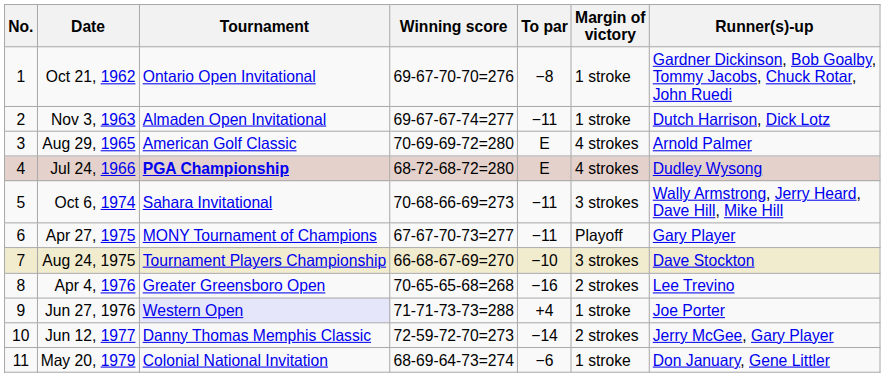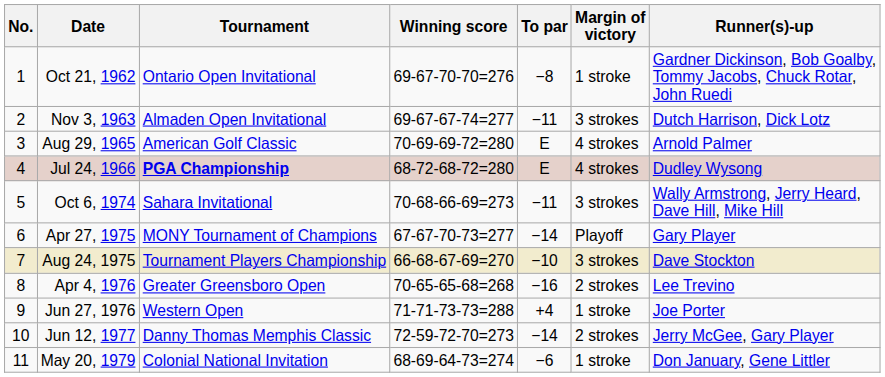(603, 119) 1 stroke -> (607, 119) 3 strokes
(545, 236) −11 -> (545, 236) −14
(193, 310) lavender background -> (193, 310) no background
